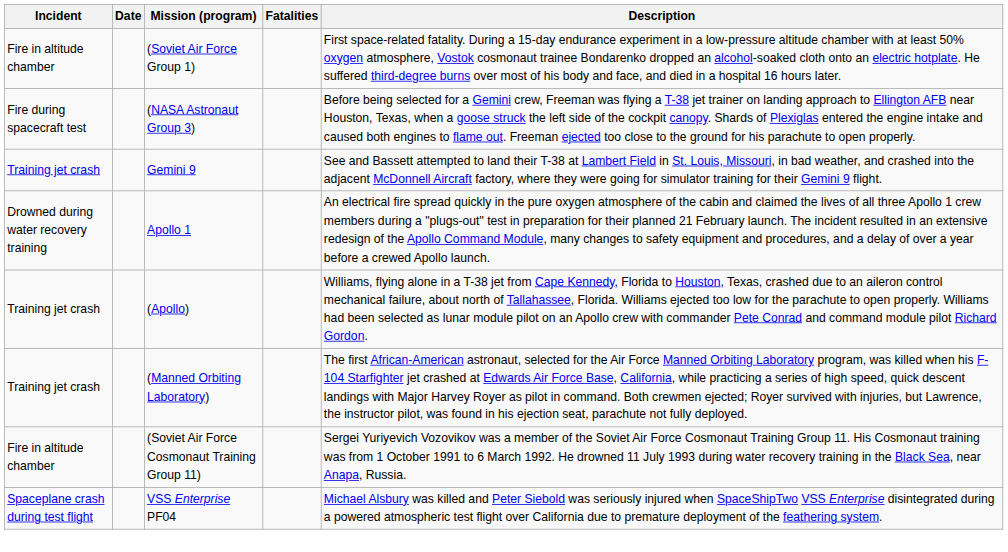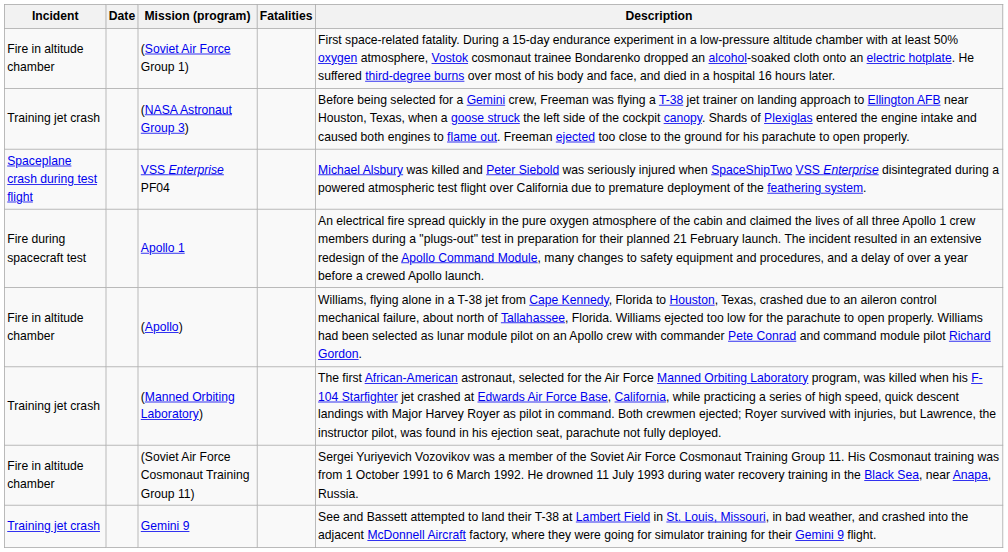(47, 118) Fire during spacecraft test -> (54, 118) Training jet crash
rows swapped: (171, 170) <-> (189, 508)
(50, 230) Drowned during water recovery training -> (47, 248) Fire during spacecraft test
(54, 309) Training jet crash -> (45, 327) Fire in altitude chamber
